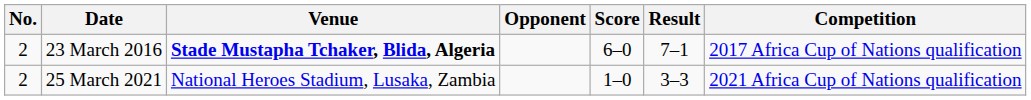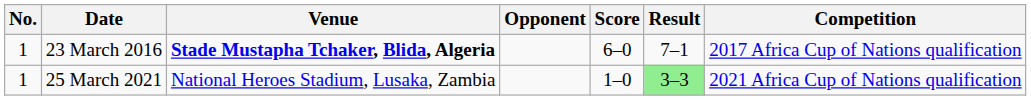(23, 49) 2 -> (23, 49) 1
(23, 79) 2 -> (23, 79) 1
(674, 79) no background -> (674, 79) lightgreen background
